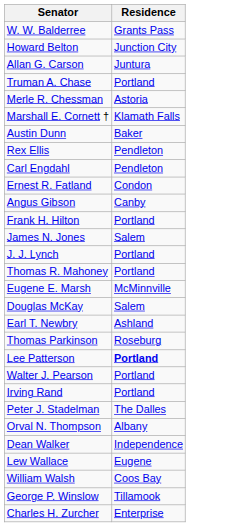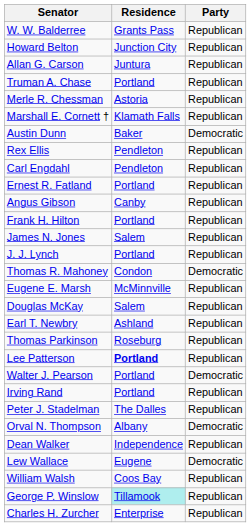+ column: (216, 13)
(133, 185) Condon -> (134, 185) Portland
(134, 271) Portland -> (133, 271) Condon
(137, 496) no background -> (137, 496) paleturquoise background
